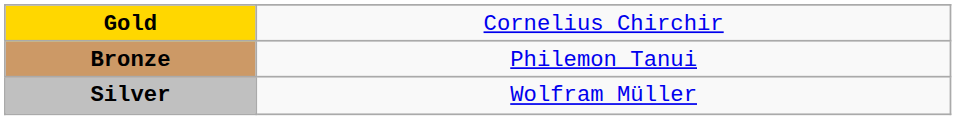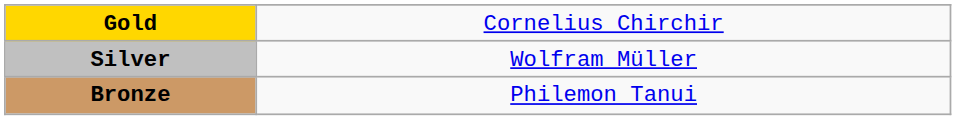rows swapped: (130, 95) <-> (130, 59)
